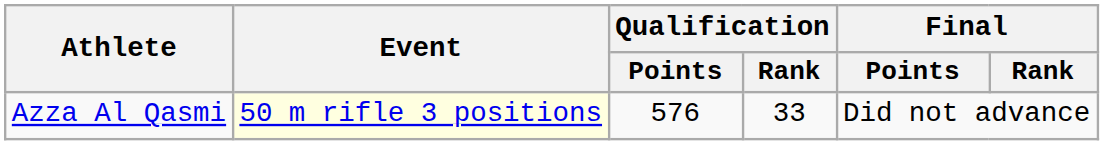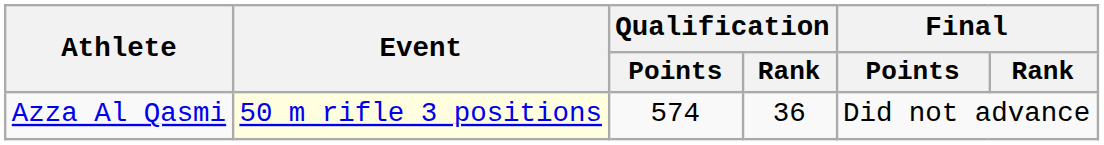(675, 115) 576 -> (675, 115) 574
(789, 115) 33 -> (789, 115) 36
